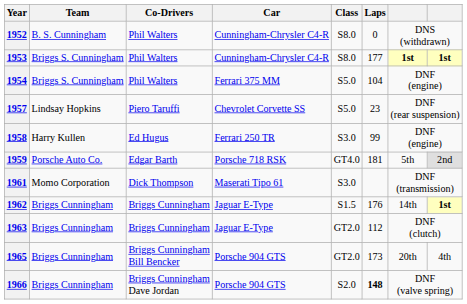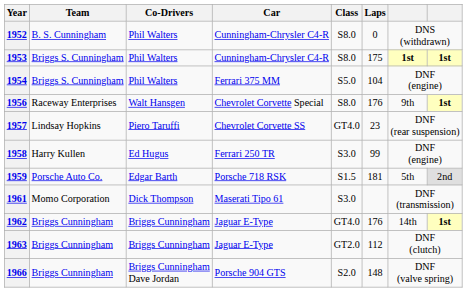(375, 58) 177 -> (375, 58) 175
+ row: (17, 103)
(347, 109) S5.0 -> (347, 126) GT4.0
(347, 160) GT4.0 -> (347, 177) S1.5
(347, 205) S1.5 -> (347, 222) GT4.0
- row: (17, 256)
(375, 285) bold -> (375, 273) normal
